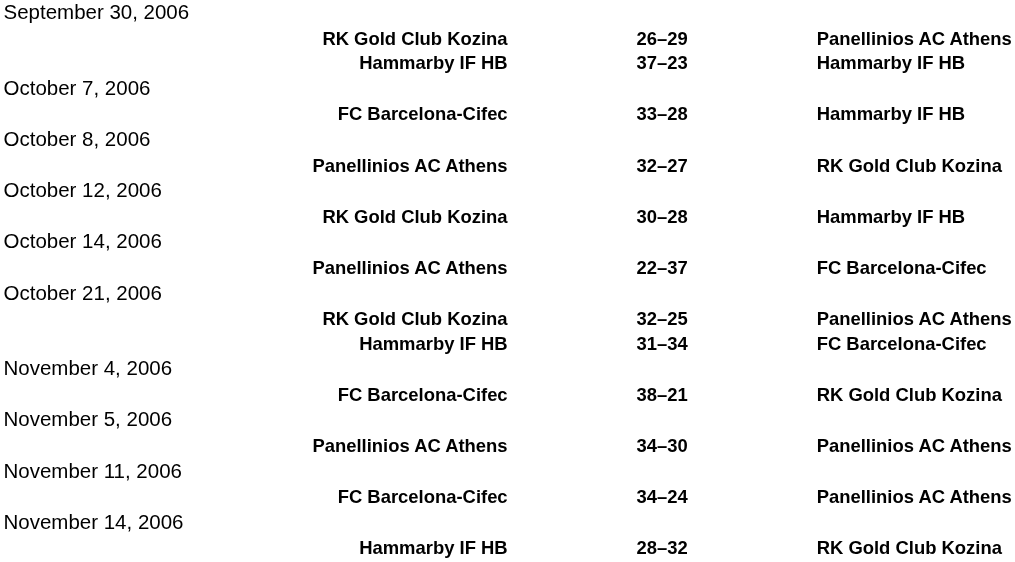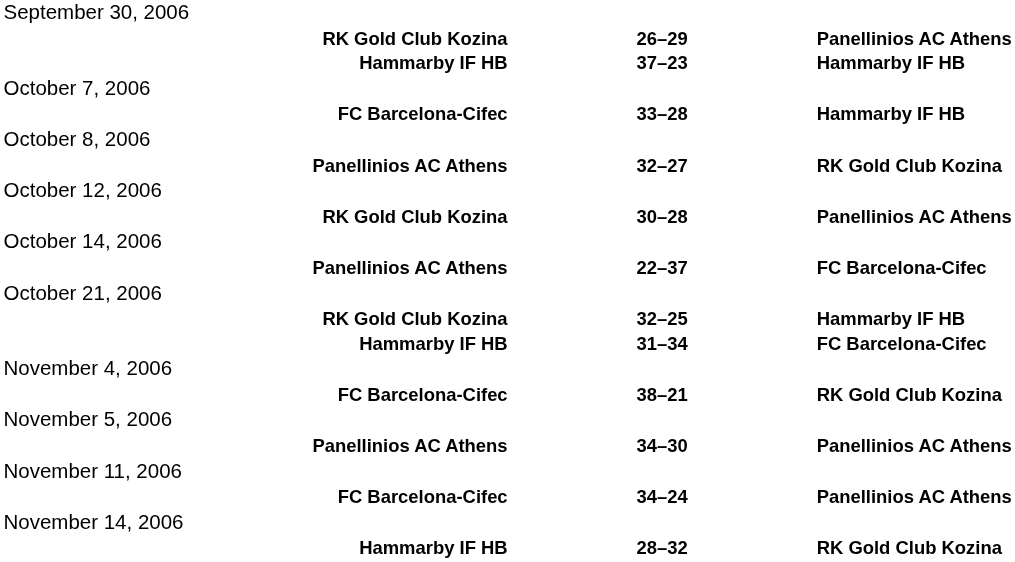(891, 216) Hammarby IF HB -> (914, 216) Panellinios AC Athens
(914, 319) Panellinios AC Athens -> (891, 319) Hammarby IF HB
